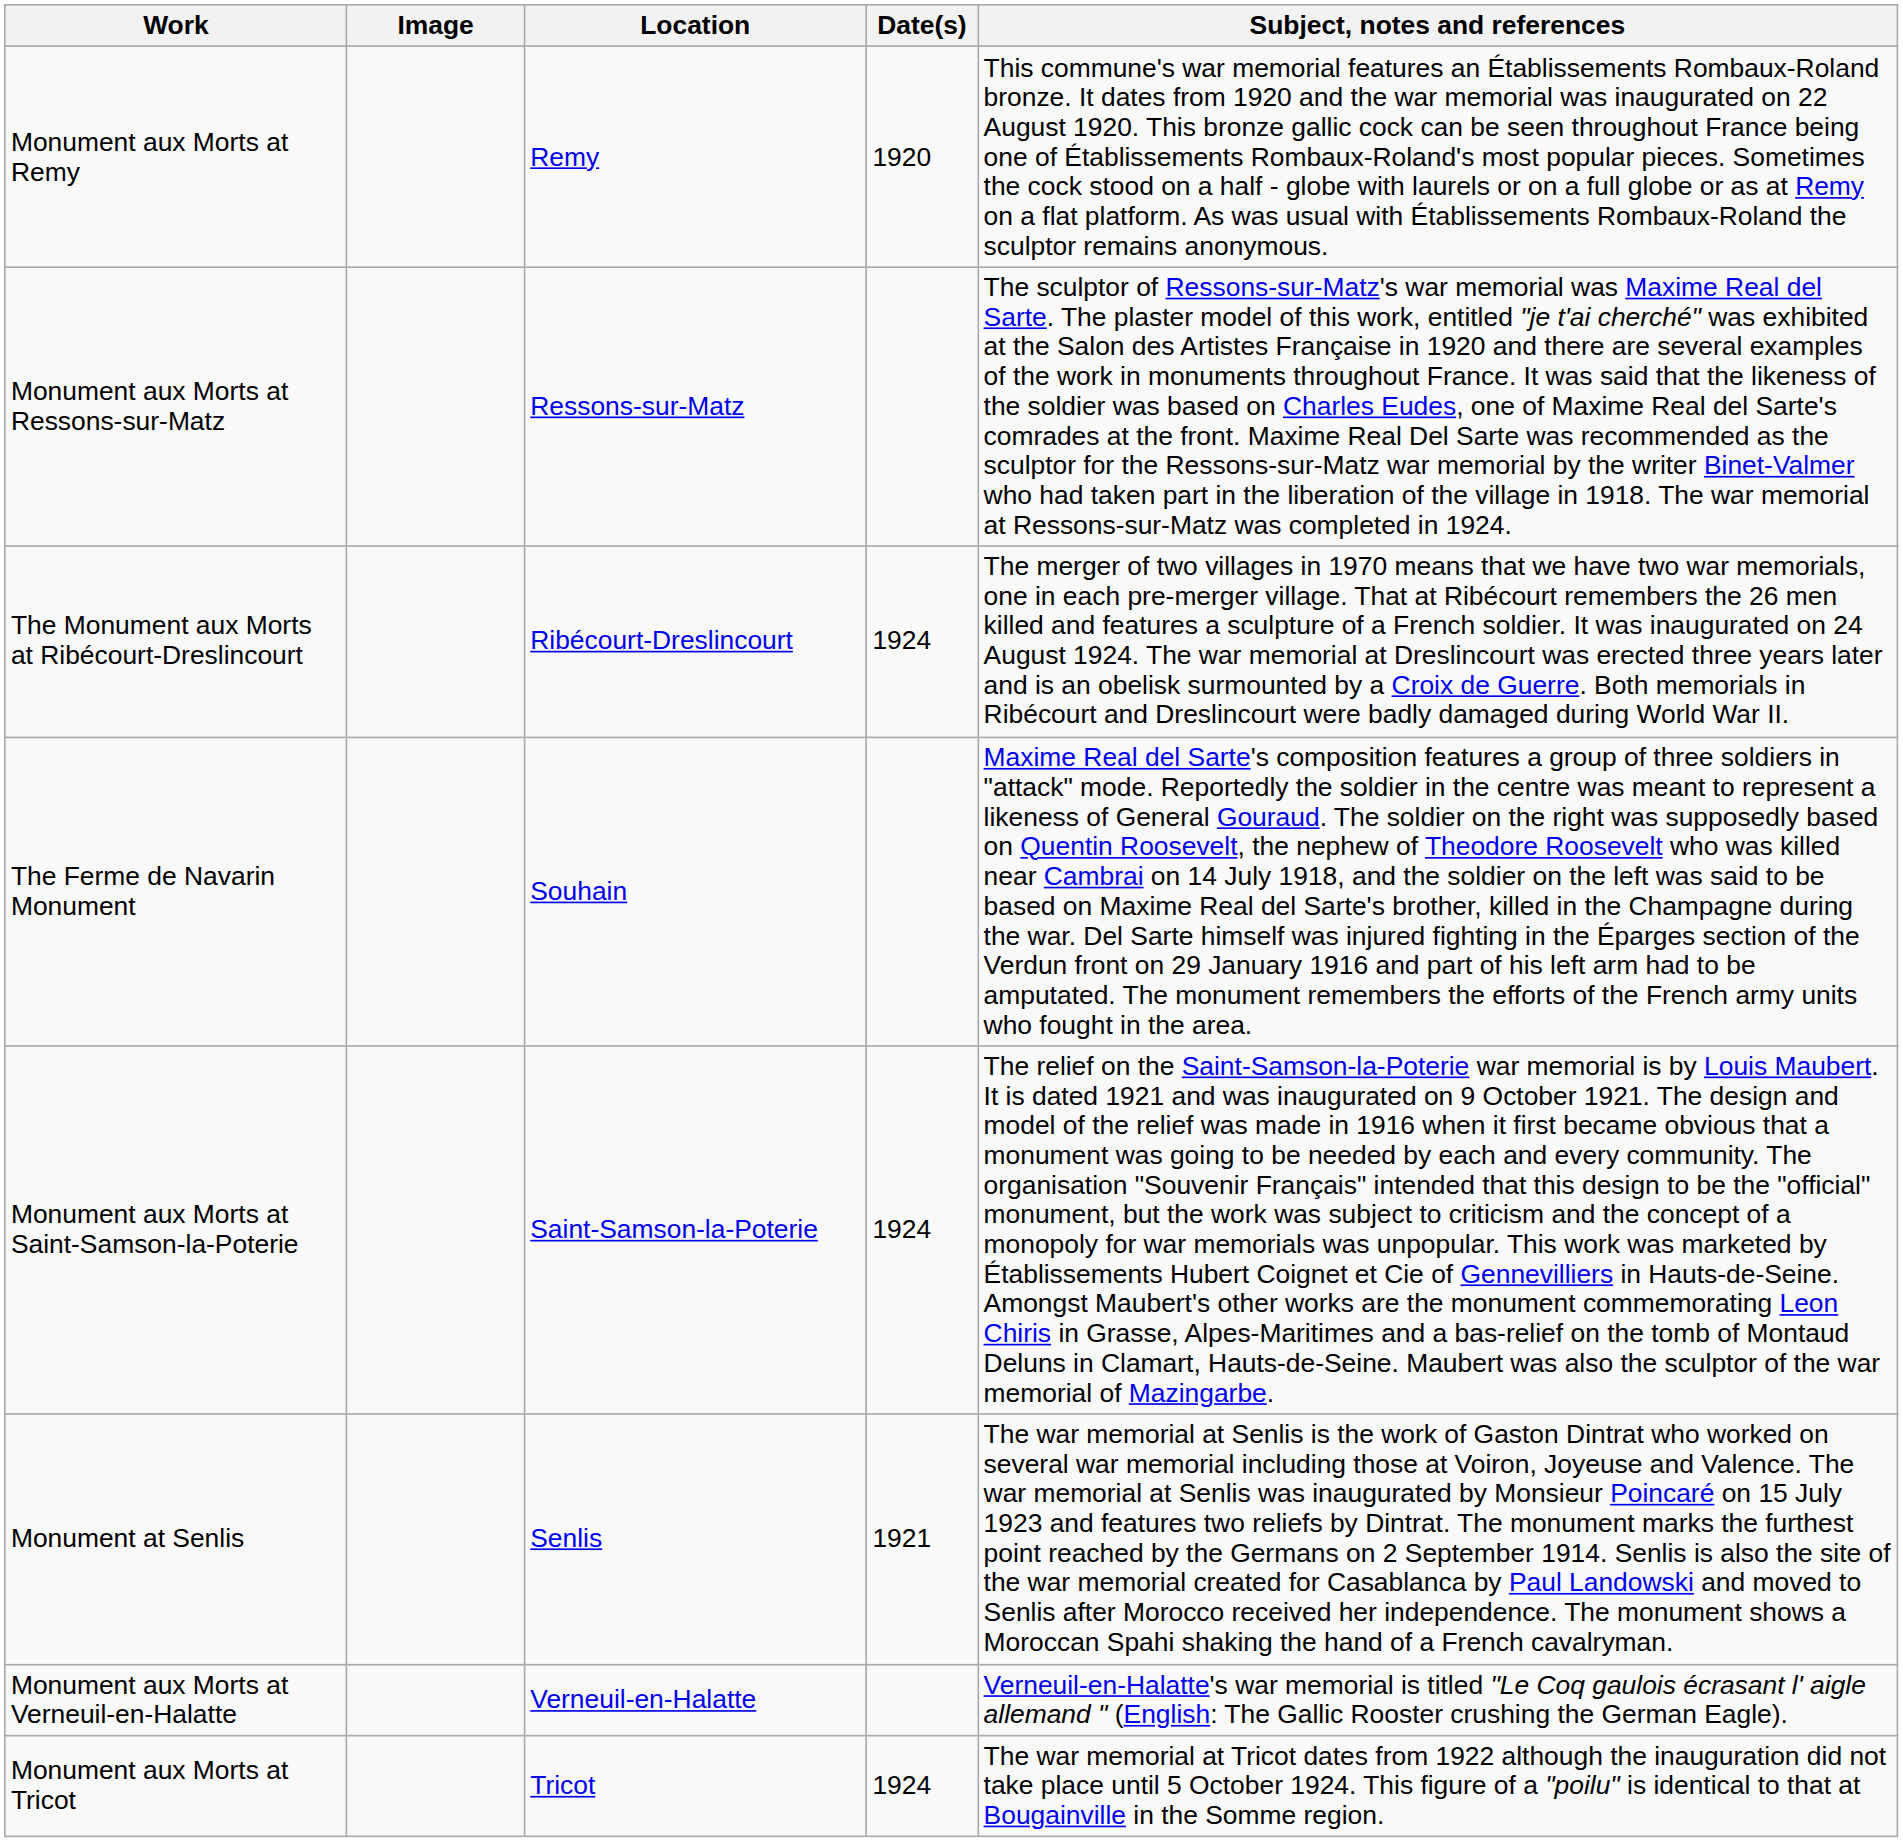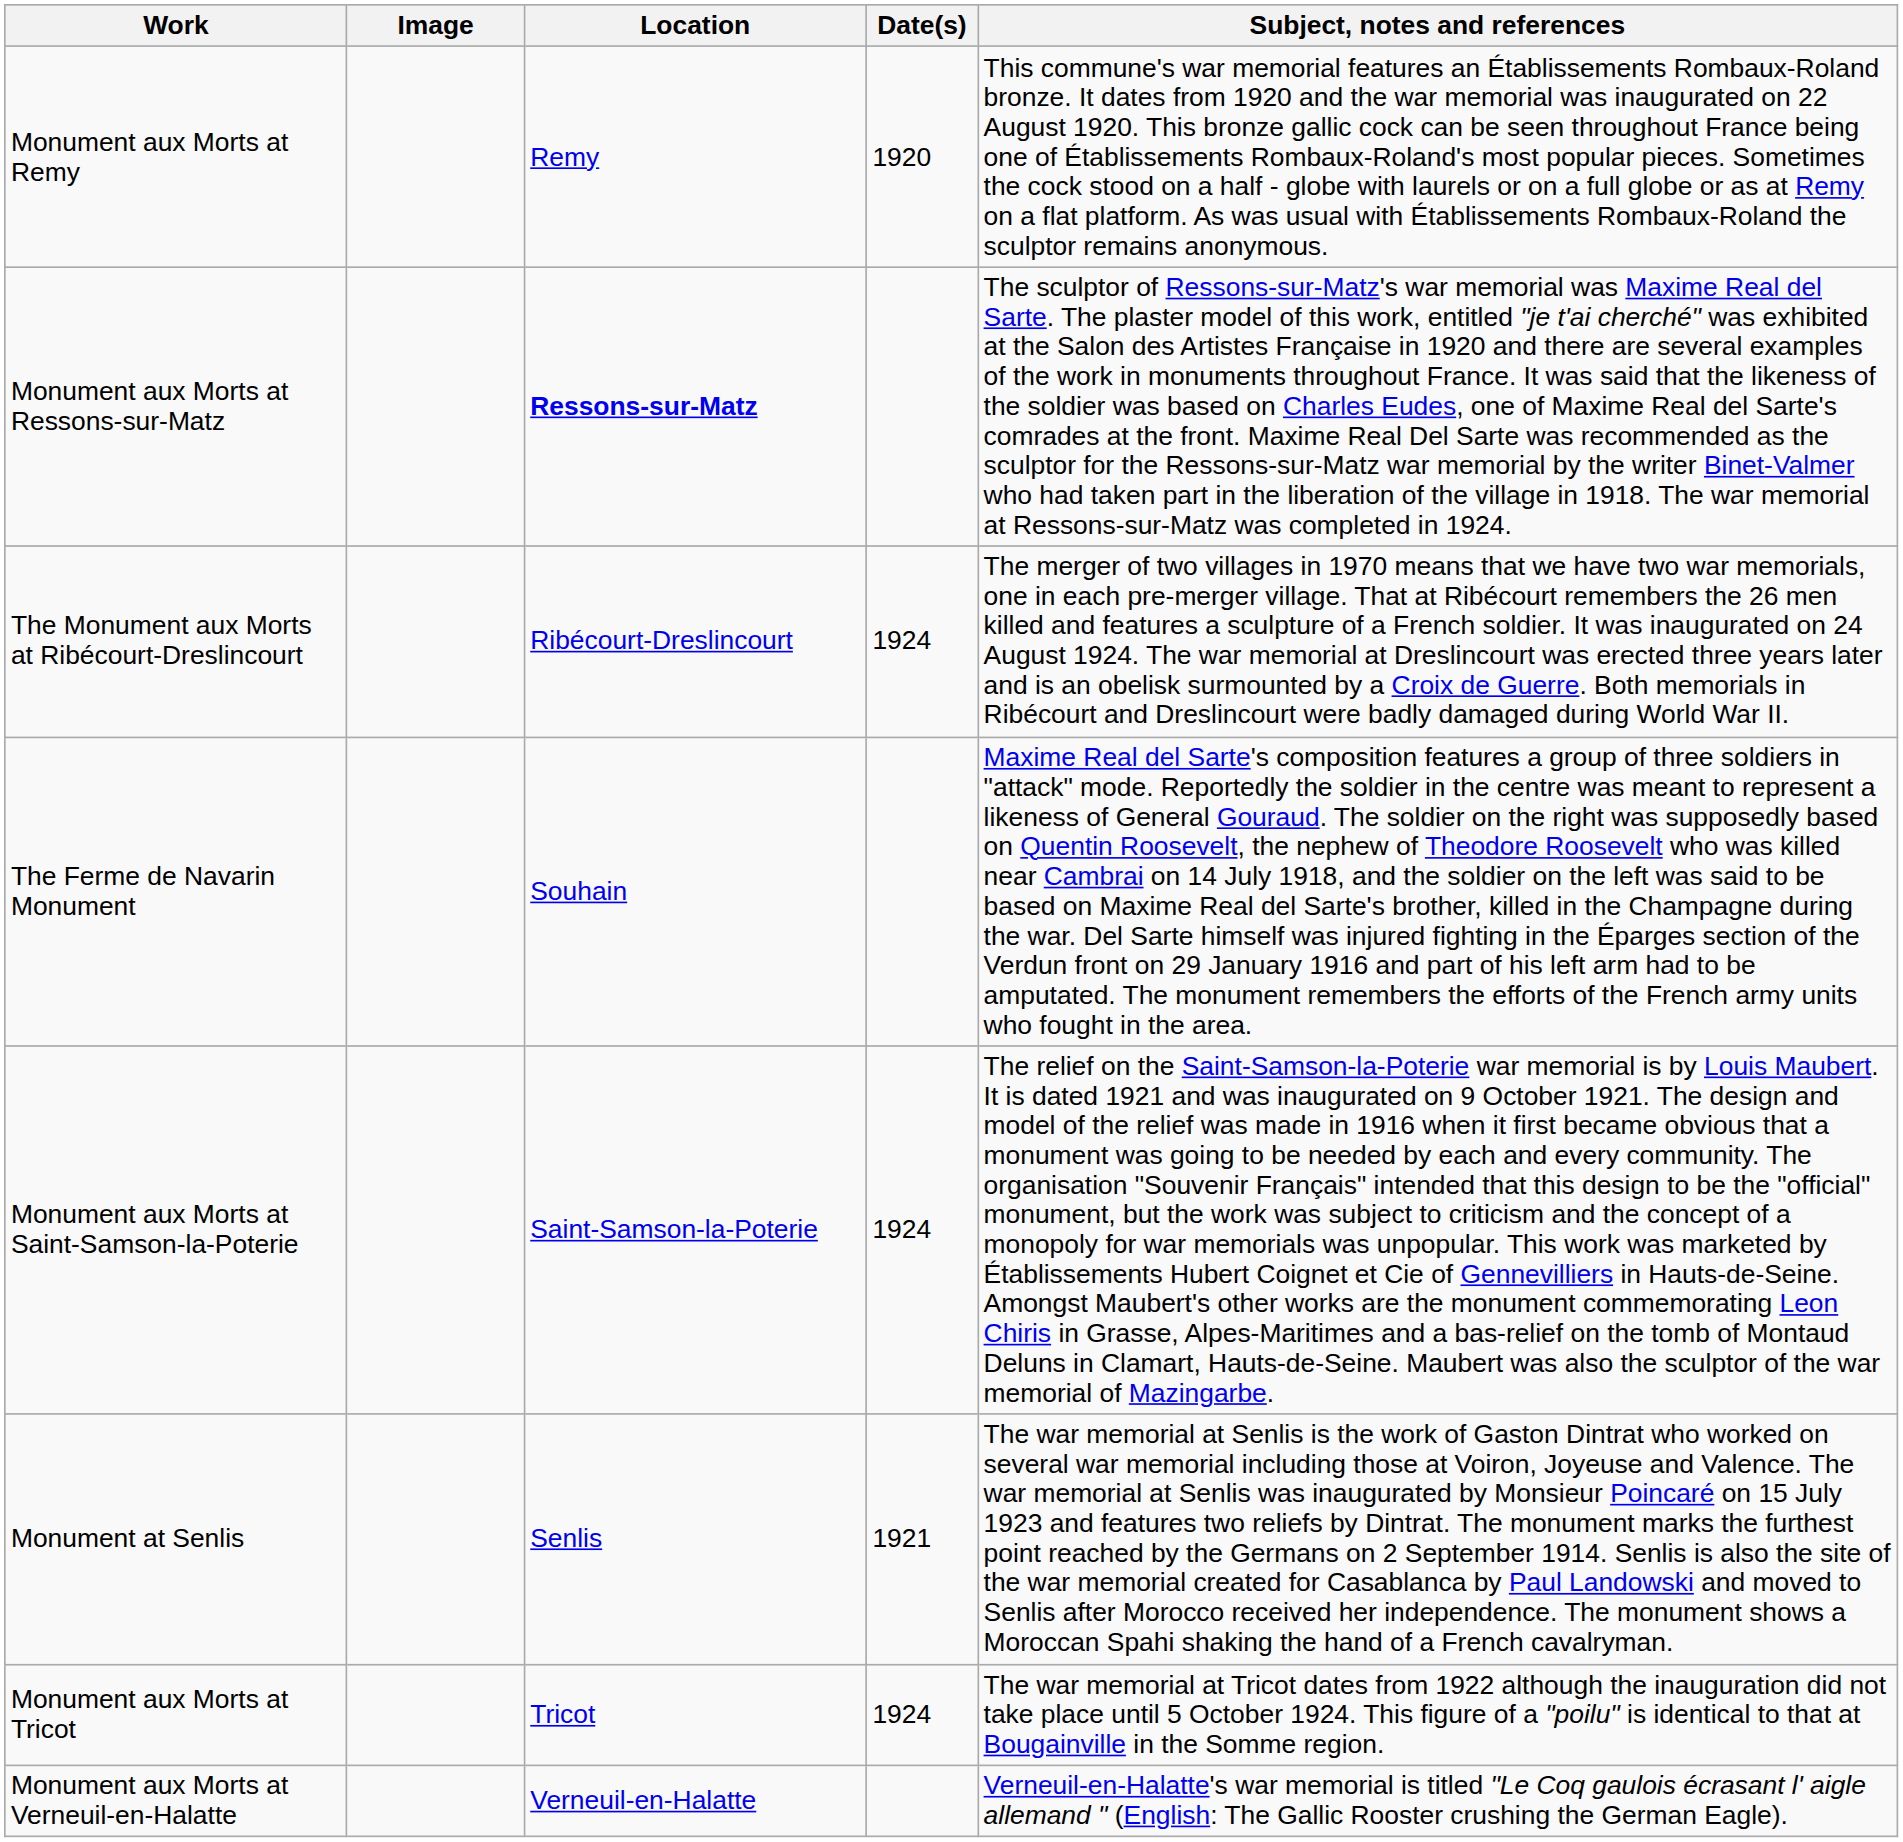(637, 406) normal -> (644, 406) bold
rows swapped: (150, 1785) <-> (150, 1699)
